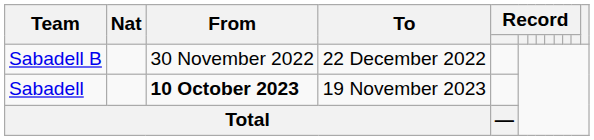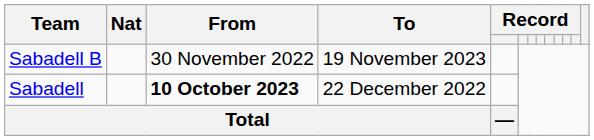(404, 59) 22 December 2022 -> (404, 59) 19 November 2023
(404, 89) 19 November 2023 -> (404, 89) 22 December 2022
